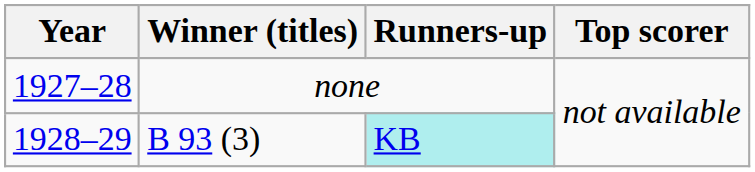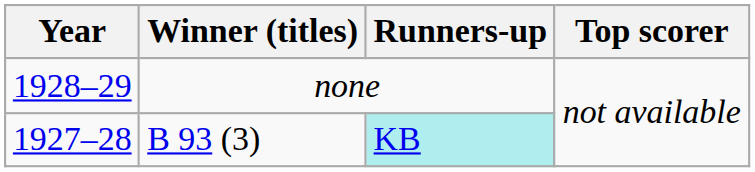(72, 85) 1927–28 -> (72, 85) 1928–29
(72, 138) 1928–29 -> (72, 138) 1927–28
